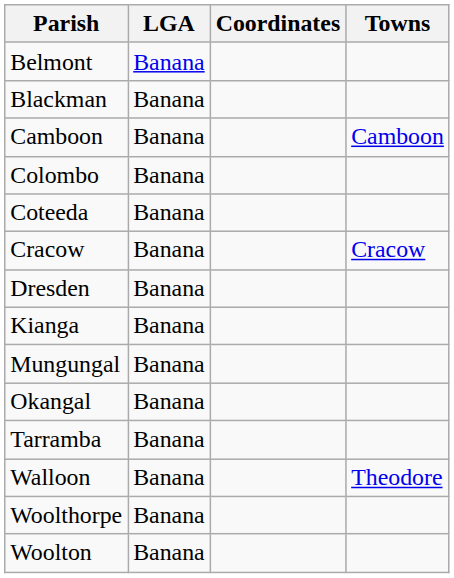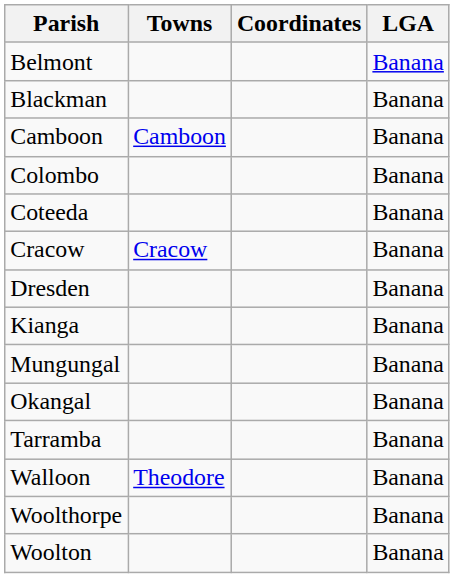columns swapped: (169, 23) <-> (398, 23)
